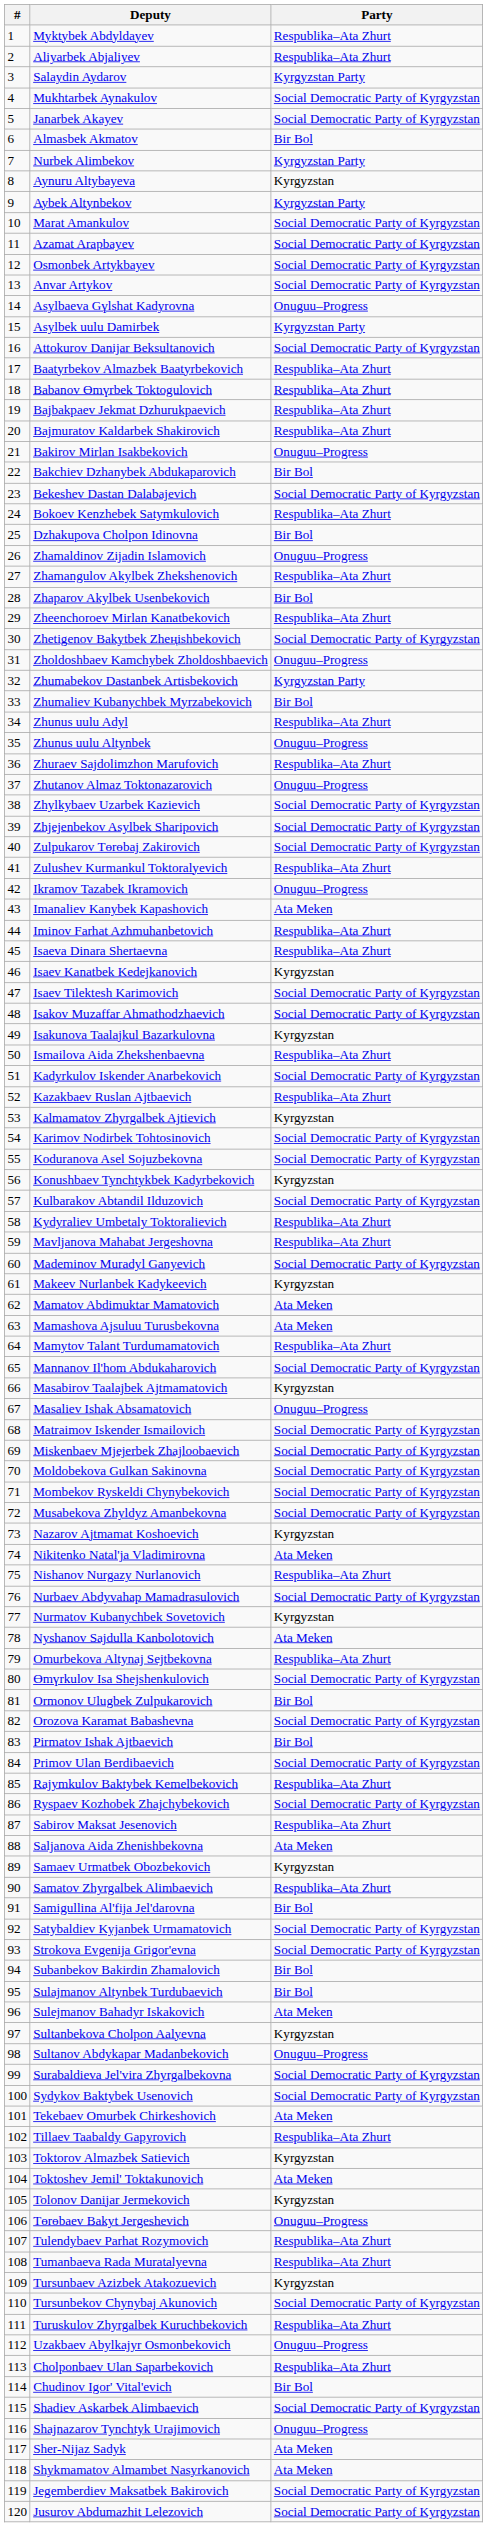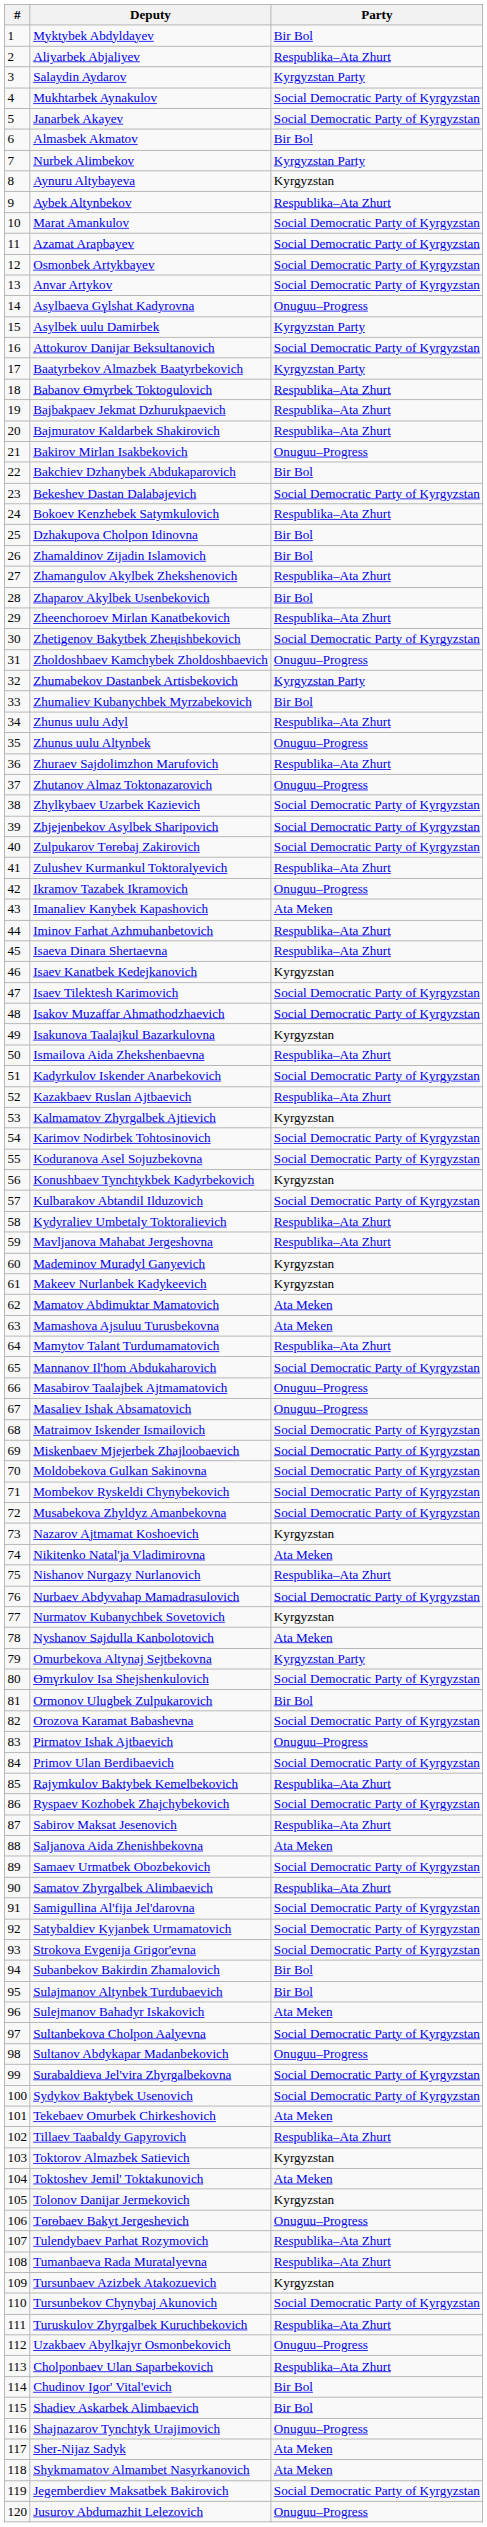(332, 35) Respublika–Ata Zhurt -> (293, 35) Bir Bol
(319, 202) Kyrgyzstan Party -> (332, 202) Respublika–Ata Zhurt
(332, 368) Respublika–Ata Zhurt -> (319, 368) Kyrgyzstan Party
(321, 555) Onuguu–Progress -> (293, 555) Bir Bol
(377, 1263) Social Democratic Party of Kyrgyzstan -> (304, 1263) Kyrgyzstan
(304, 1388) Kyrgyzstan -> (321, 1388) Onuguu–Progress
(332, 1658) Respublika–Ata Zhurt -> (319, 1658) Kyrgyzstan Party
(293, 1741) Bir Bol -> (321, 1741) Onuguu–Progress
(304, 1866) Kyrgyzstan -> (377, 1866) Social Democratic Party of Kyrgyzstan
(293, 1908) Bir Bol -> (377, 1908) Social Democratic Party of Kyrgyzstan
(304, 2033) Kyrgyzstan -> (377, 2033) Social Democratic Party of Kyrgyzstan
(377, 2407) Social Democratic Party of Kyrgyzstan -> (293, 2407) Bir Bol
(377, 2511) Social Democratic Party of Kyrgyzstan -> (321, 2511) Onuguu–Progress
